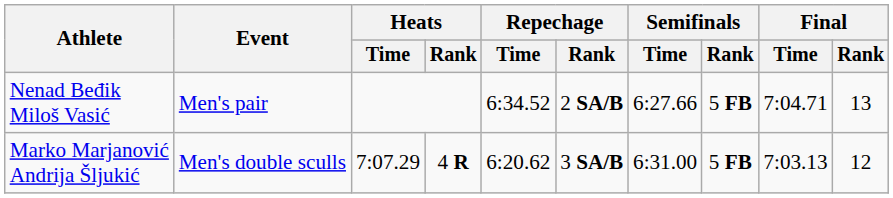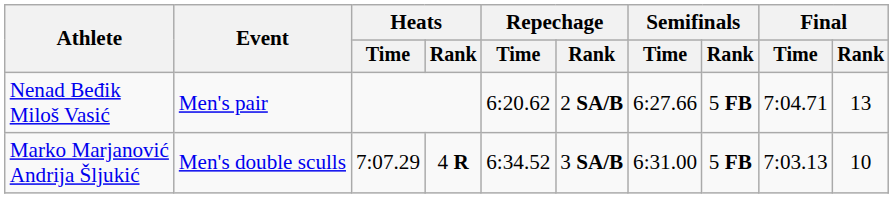(518, 102) 6:34.52 -> (518, 102) 6:20.62
(518, 162) 6:20.62 -> (518, 162) 6:34.52
(861, 162) 12 -> (861, 162) 10
